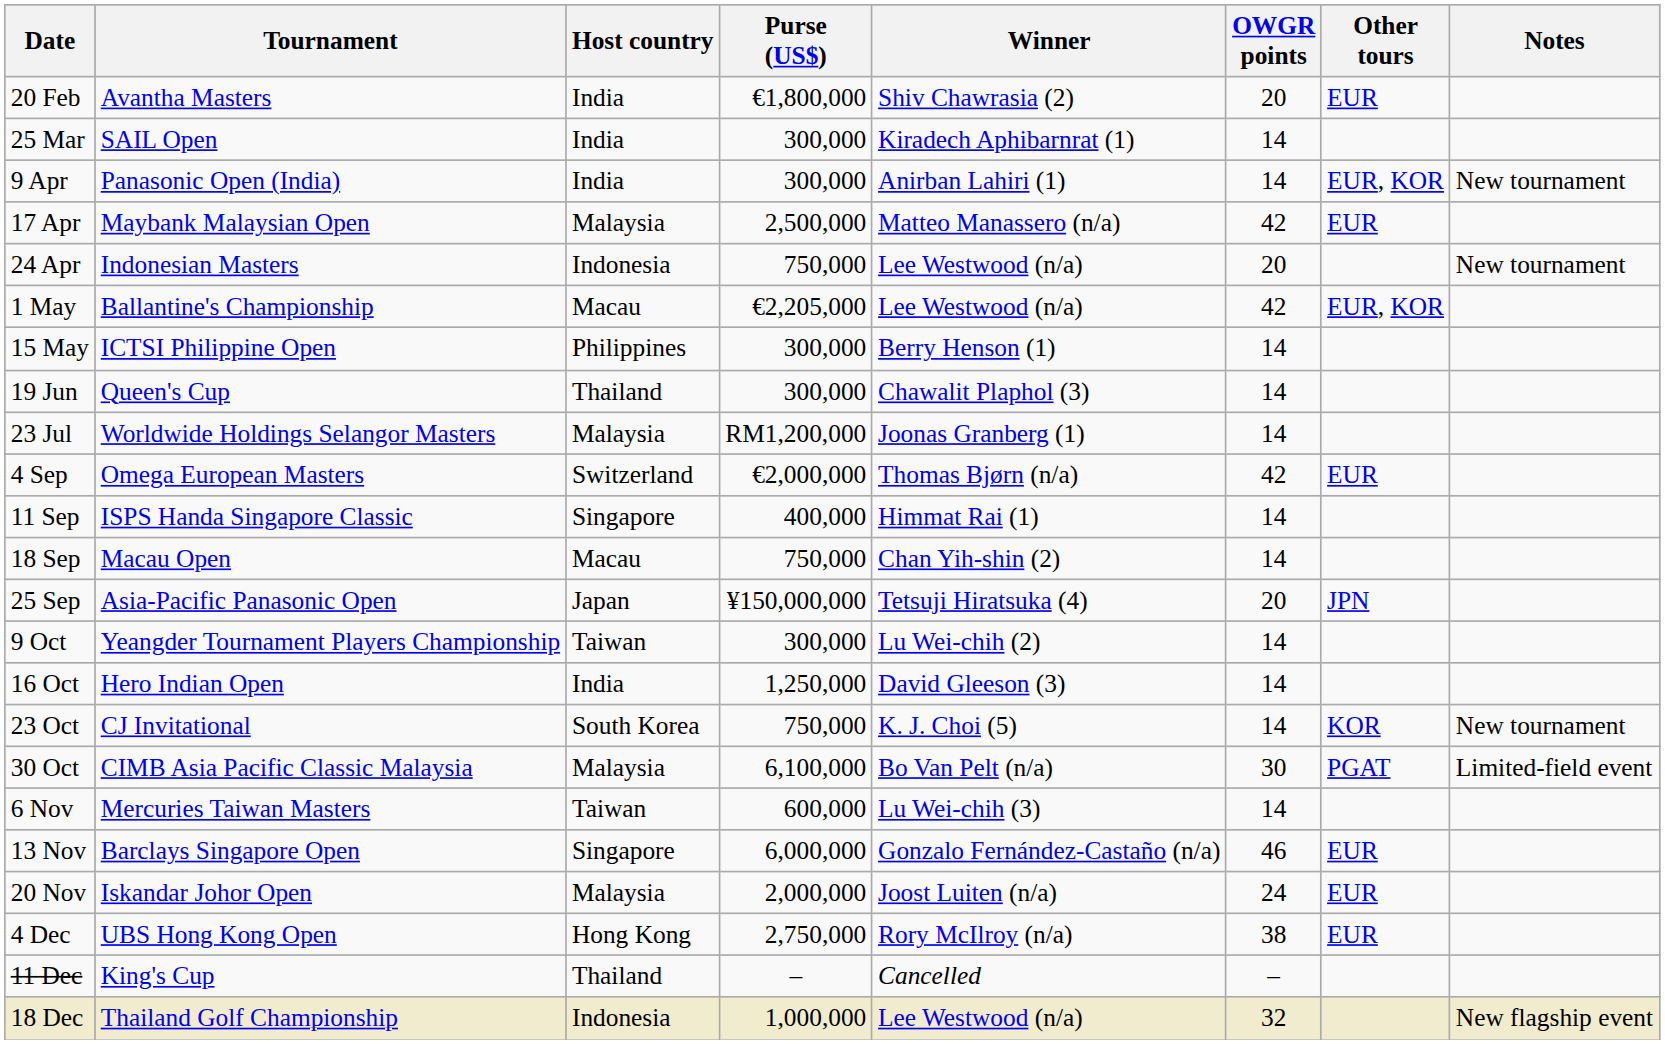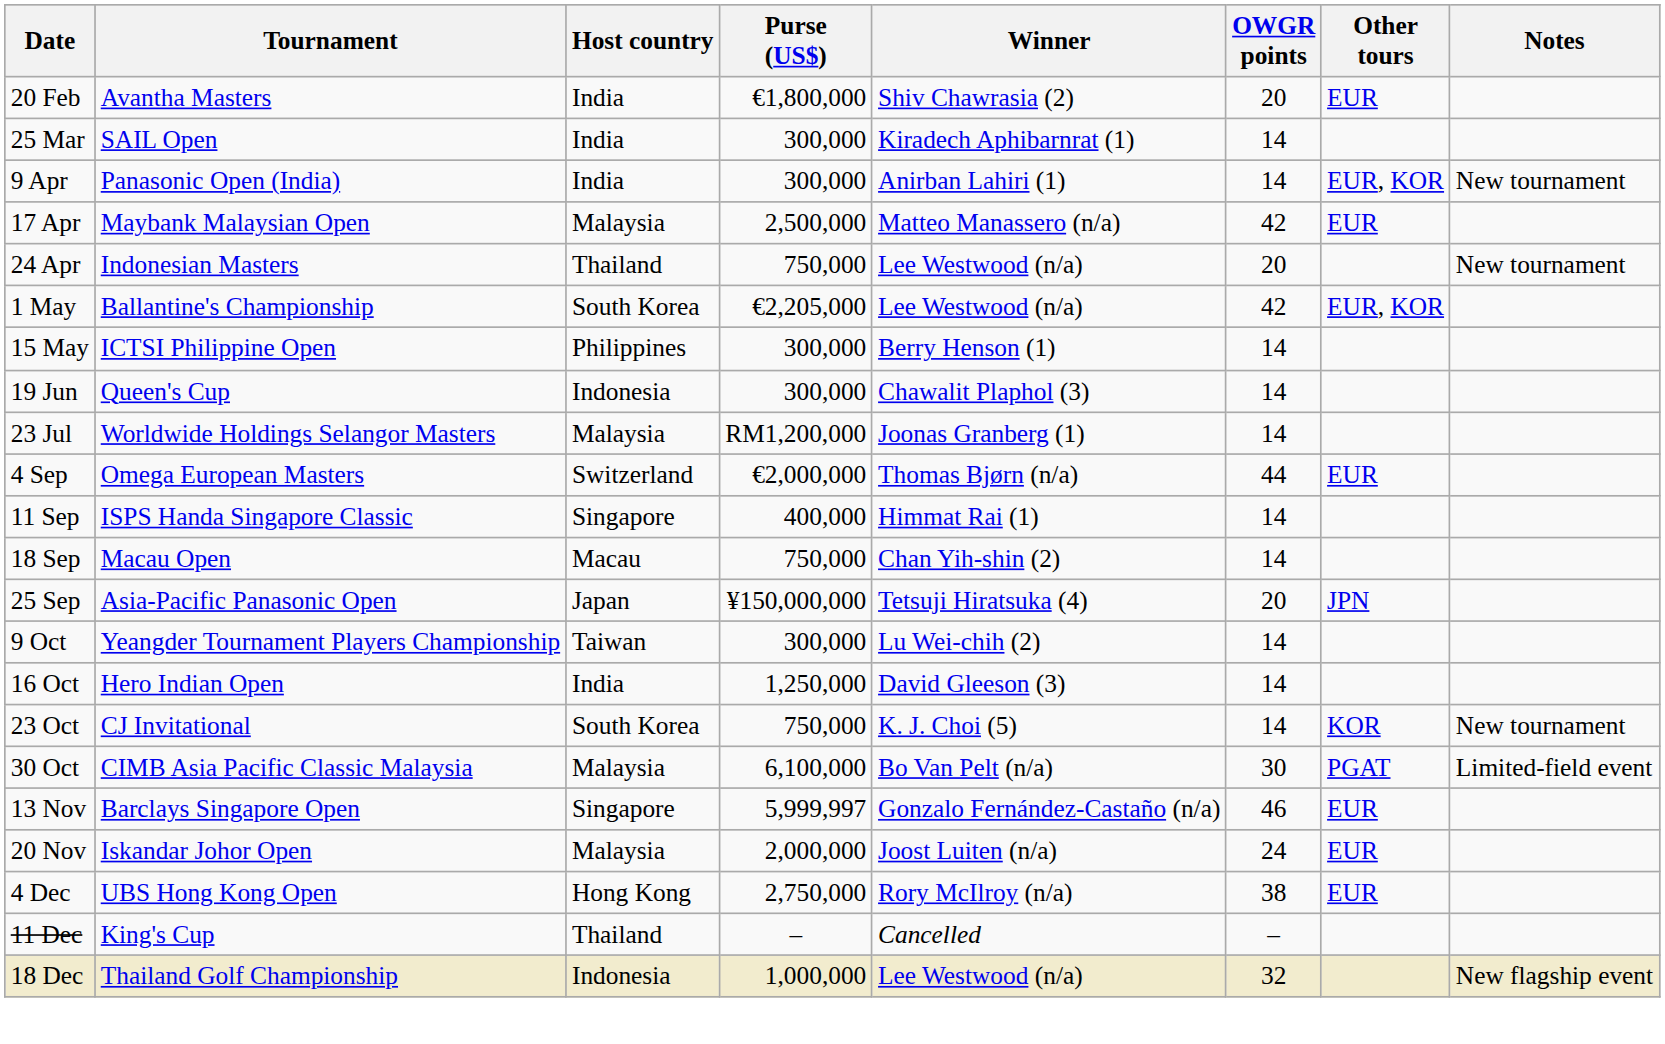(621, 264) Indonesia -> (617, 264) Thailand
(606, 306) Macau -> (636, 306) South Korea
(617, 390) Thailand -> (621, 390) Indonesia
(1274, 474) 42 -> (1274, 474) 44
- row: (42, 809)
(816, 850) 6,000,000 -> (816, 809) 5,999,997
